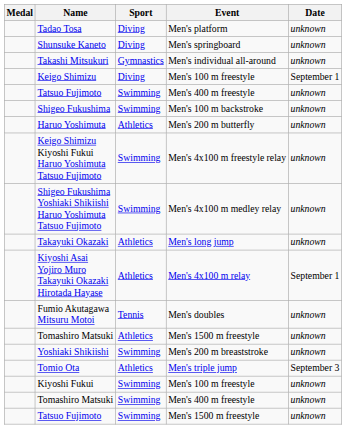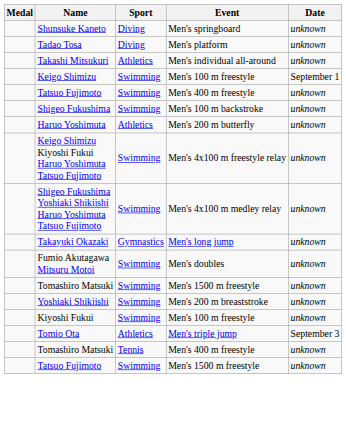rows swapped: (72, 44) <-> (60, 28)
(141, 60) Gymnastics -> (135, 60) Athletics
(131, 76) Diving -> (139, 76) Swimming
(135, 242) Athletics -> (141, 242) Gymnastics
- row: (73, 275)
(131, 314) Tennis -> (139, 264) Swimming
(135, 336) Athletics -> (139, 285) Swimming
rows swapped: (58, 368) <-> (66, 384)
(139, 400) Swimming -> (131, 349) Tennis
